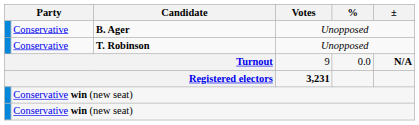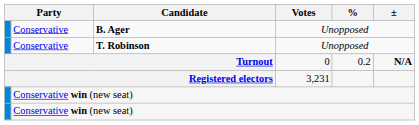(327, 62) 9 -> (327, 62) 0
(364, 62) 0.0 -> (364, 62) 0.2
(318, 78) bold -> (318, 78) normal
